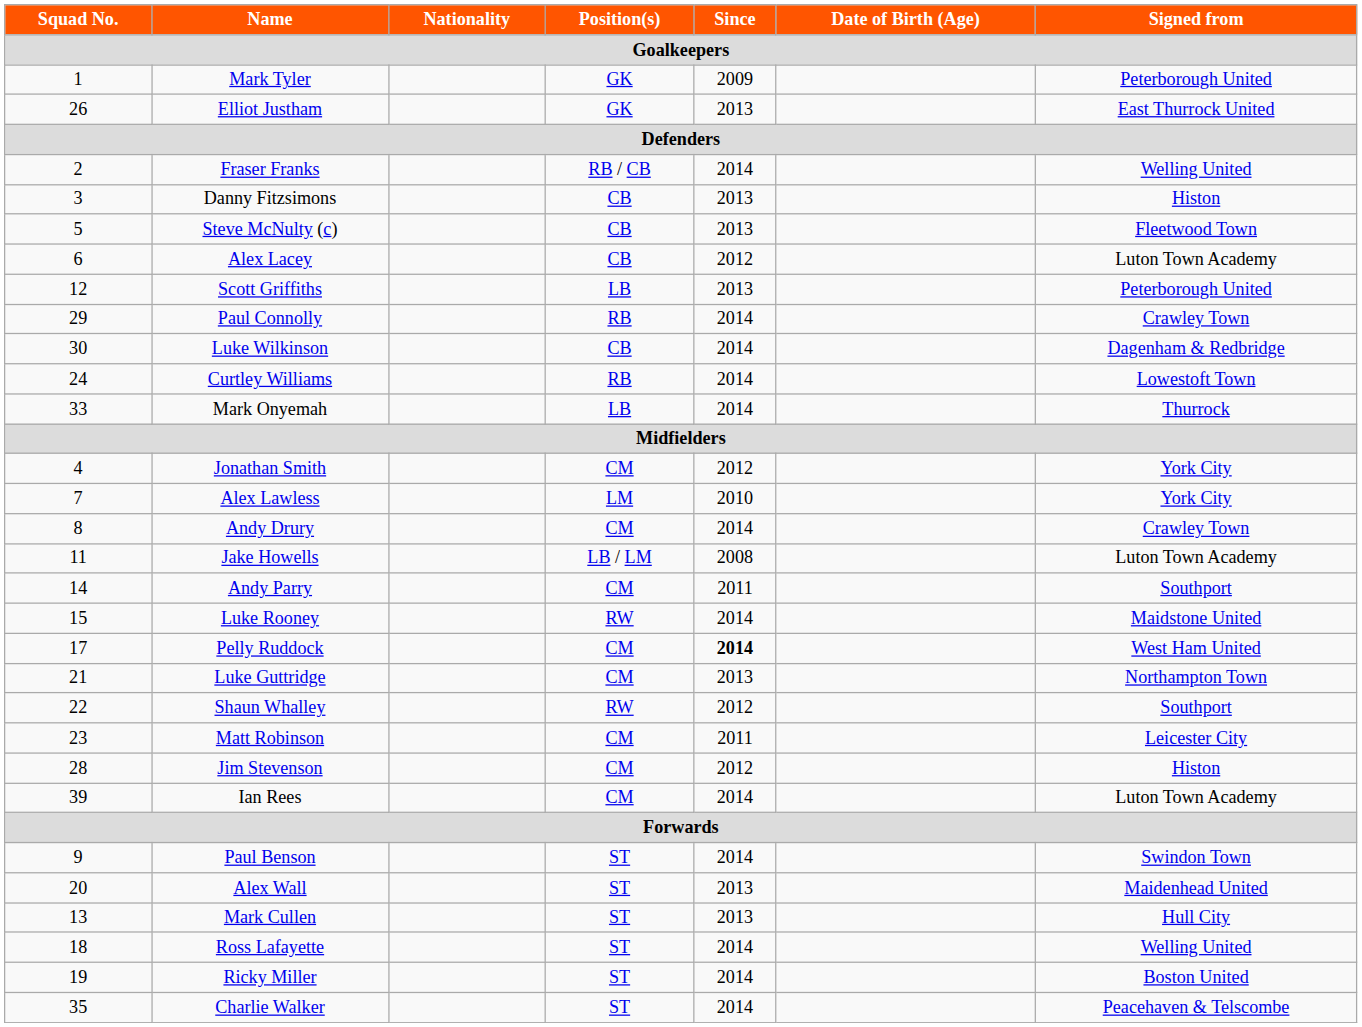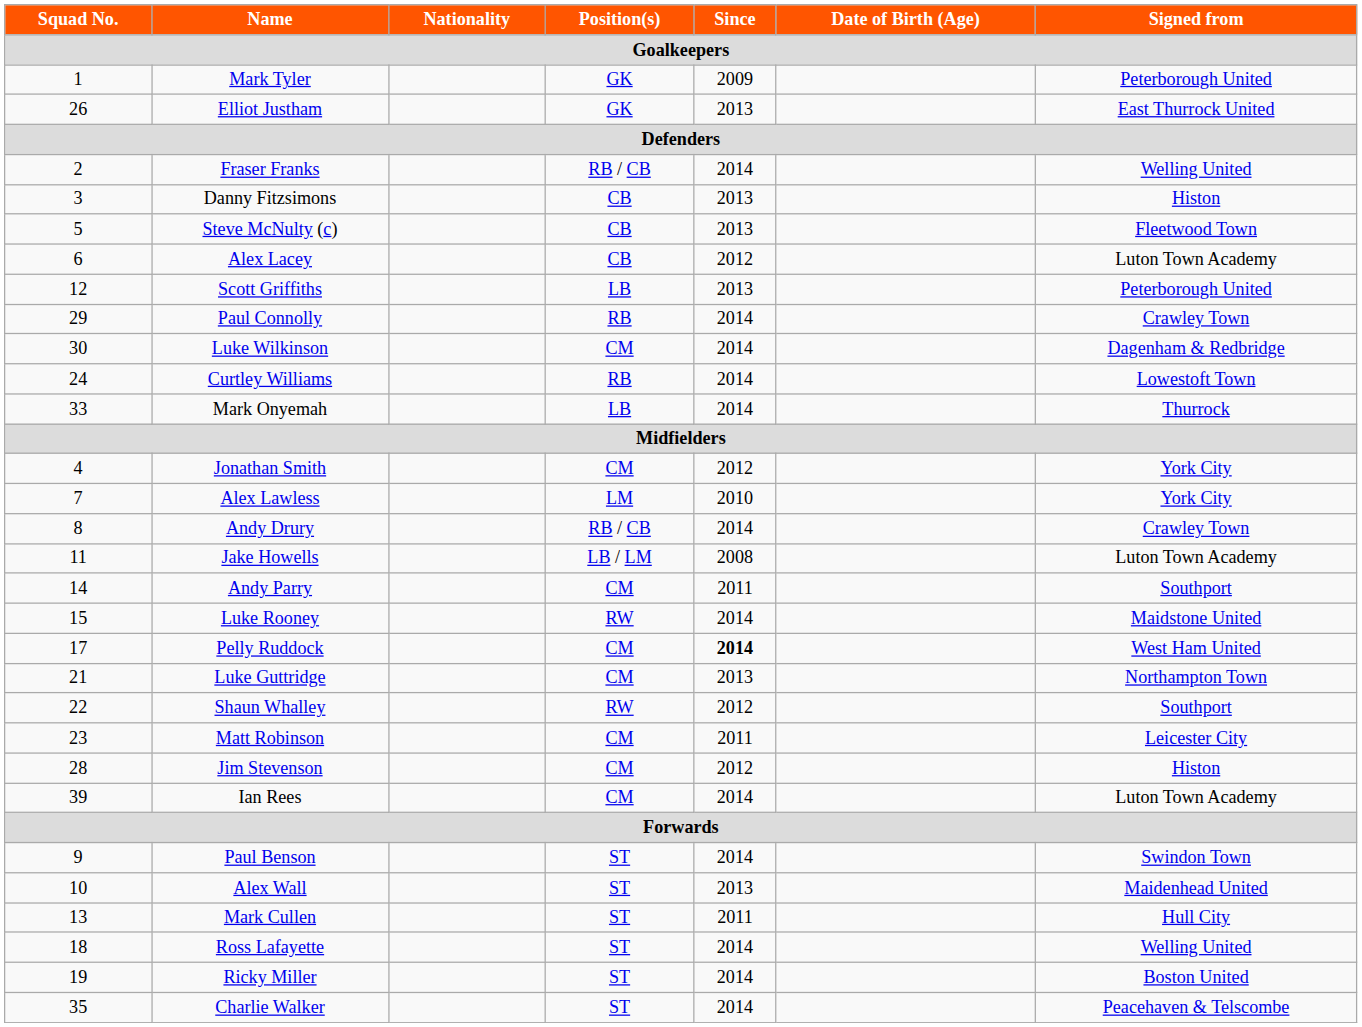(620, 349) CB -> (620, 349) CM
(620, 528) CM -> (620, 528) RB / CB
(78, 887) 20 -> (78, 887) 10
(735, 917) 2013 -> (735, 917) 2011
